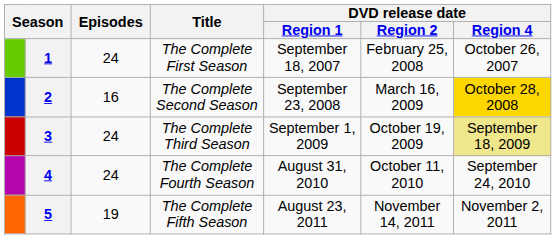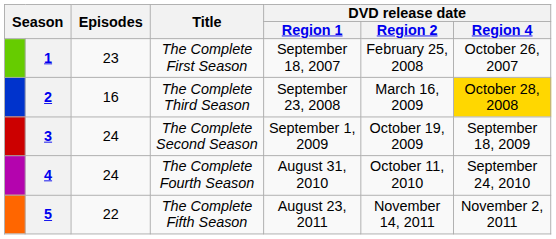(111, 58) 24 -> (111, 58) 23
(207, 97) The Complete Second Season -> (207, 97) The Complete Third Season
(207, 136) The Complete Third Season -> (207, 136) The Complete Second Season
(502, 136) khaki background -> (502, 136) no background
(111, 214) 19 -> (111, 214) 22
